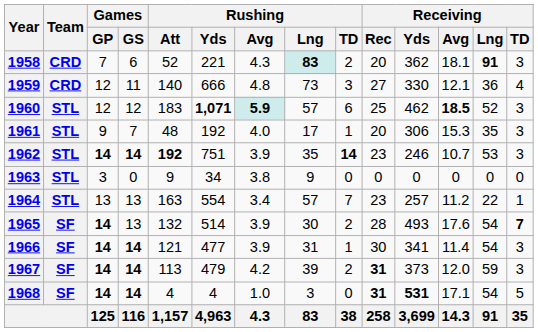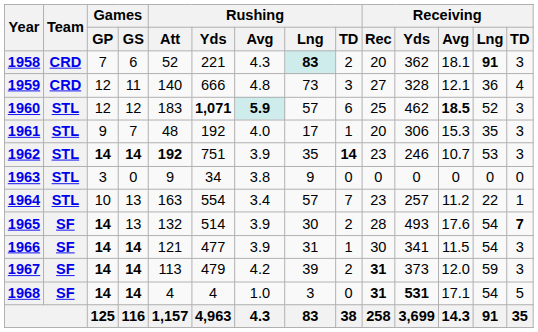(417, 85) 330 -> (417, 85) 328
(103, 200) 13 -> (103, 200) 10
(456, 246) 11.4 -> (456, 246) 11.5
